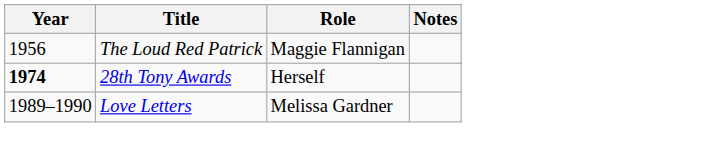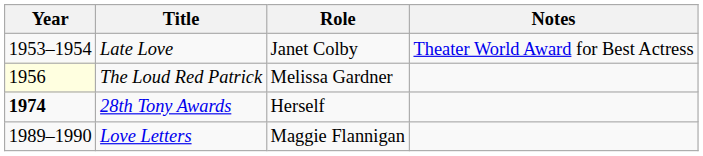+ row: (137, 48)
(27, 48) no background -> (27, 77) lightyellow background
(338, 48) Maggie Flannigan -> (332, 77) Melissa Gardner
(332, 106) Melissa Gardner -> (338, 135) Maggie Flannigan
